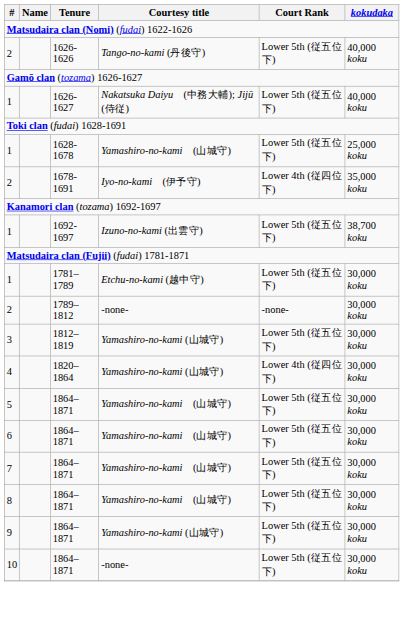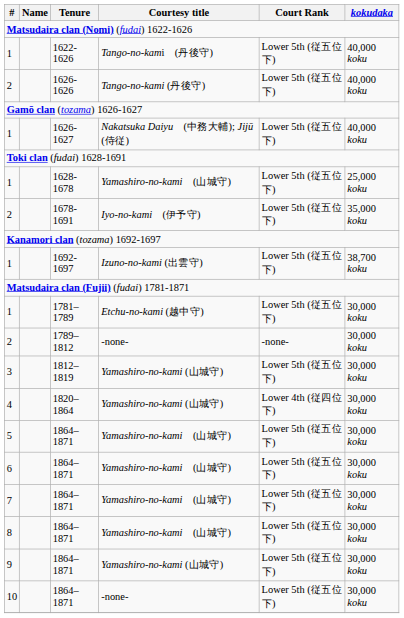+ row: (9, 53)
(302, 182) Lower 4th (従四位下) -> (302, 214) Lower 5th (従五位下)
